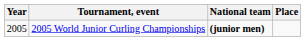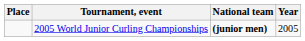columns swapped: (17, 12) <-> (287, 12)
